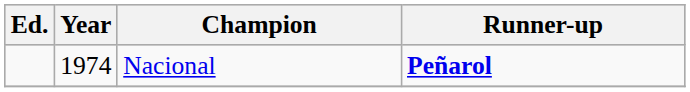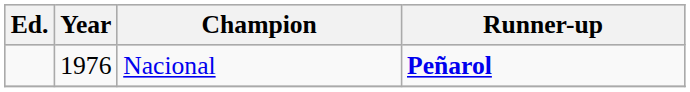(86, 65) 1974 -> (86, 65) 1976
